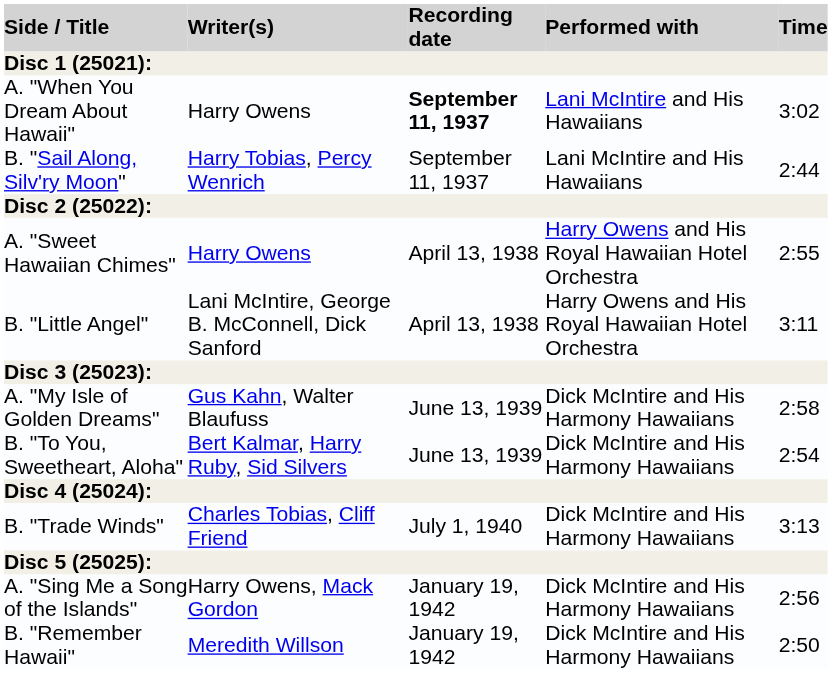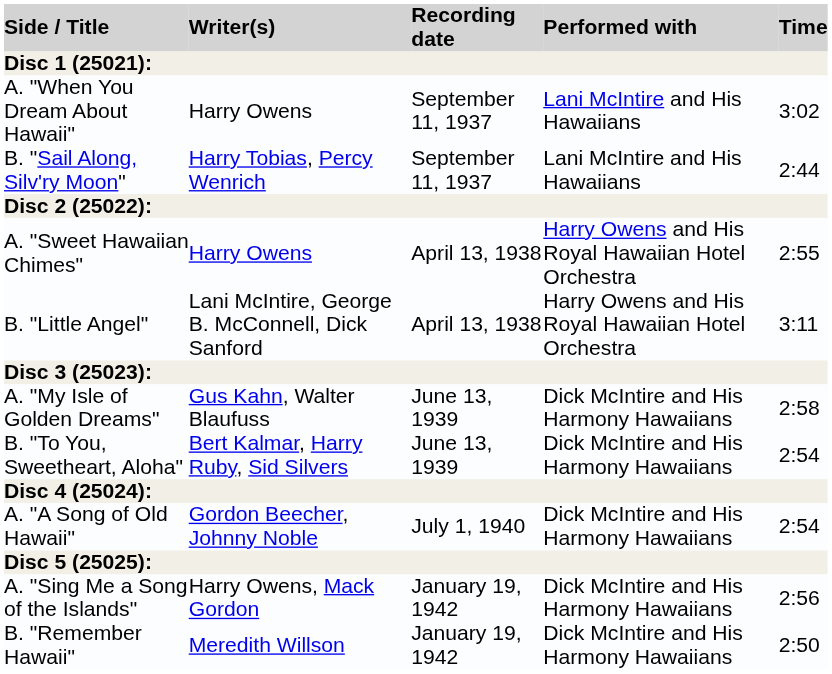(463, 110) bold -> (463, 110) normal
+ row: (86, 526)
- row: (84, 526)
